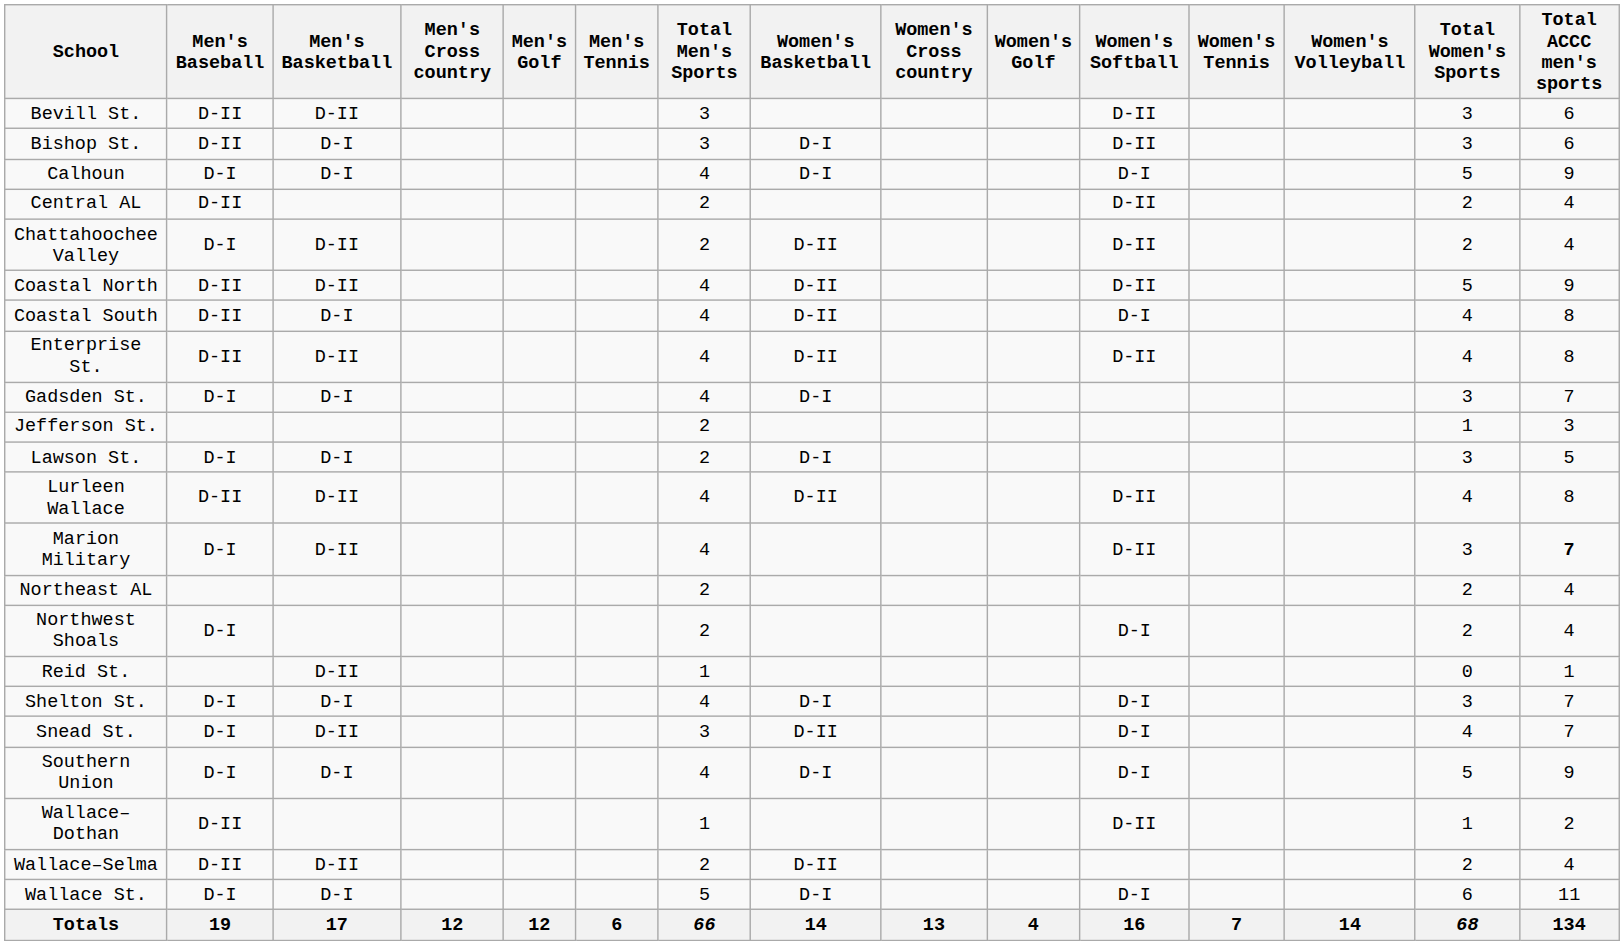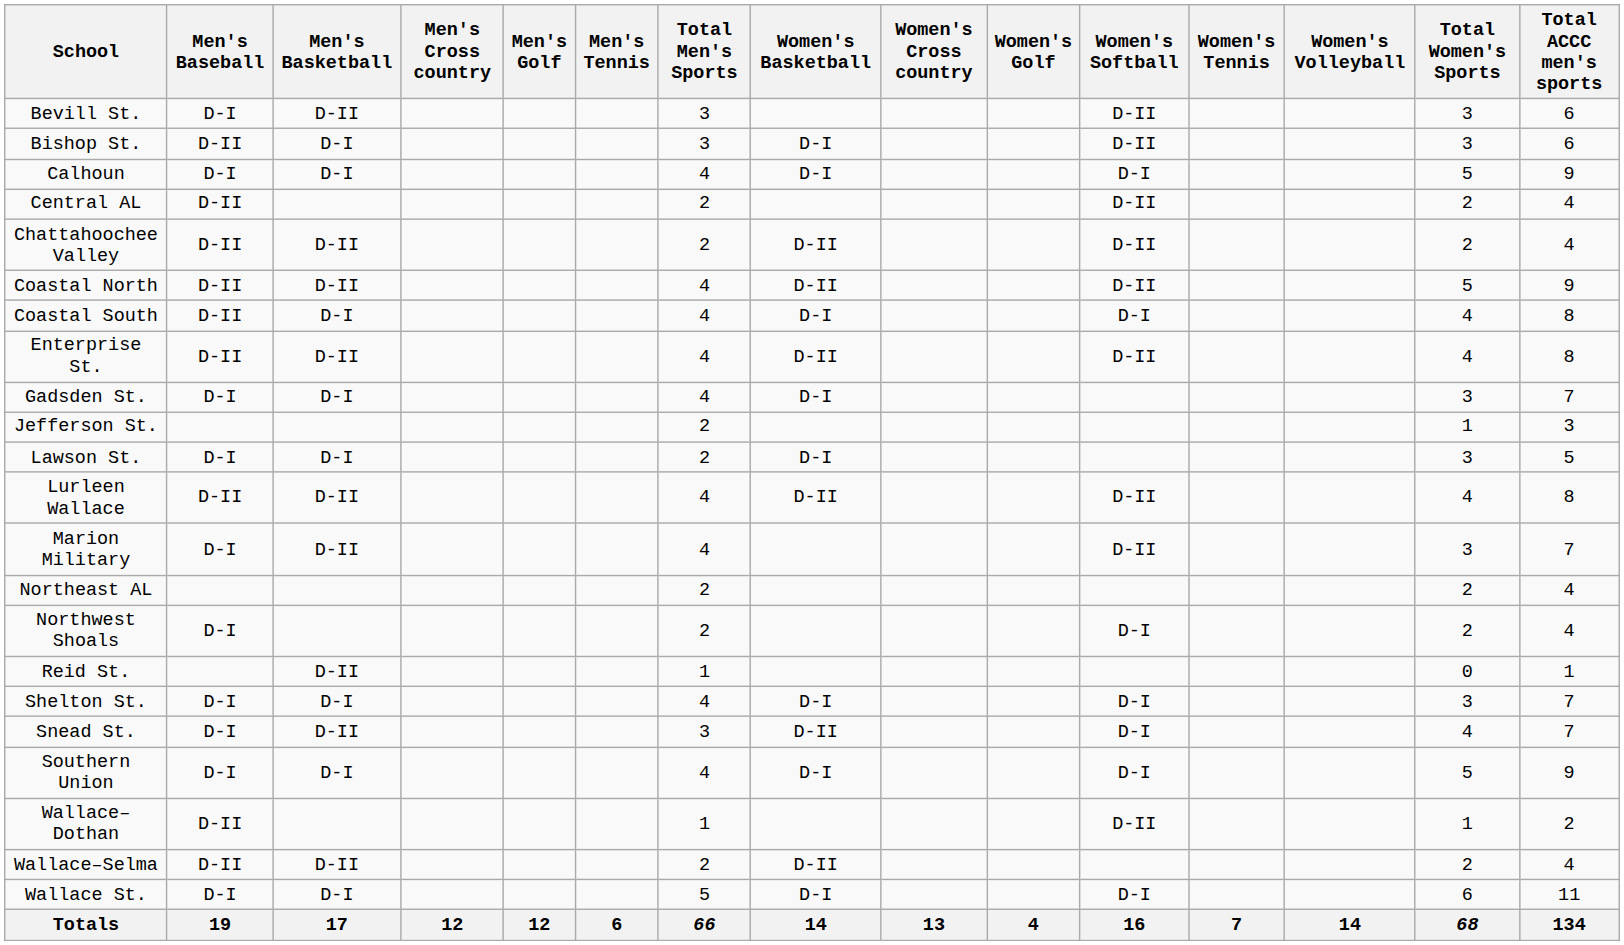(220, 114) D-II -> (220, 114) D-I
(220, 245) D-I -> (220, 245) D-II
(816, 316) D-II -> (816, 316) D-I
(1569, 549) bold -> (1569, 549) normal
